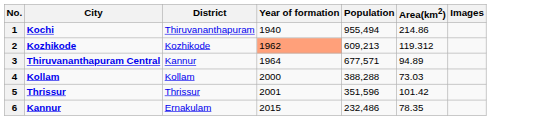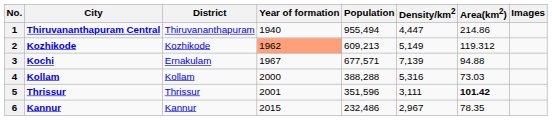+ column: (427, 13)
(40, 30) Kochi -> (93, 30) Thiruvananthapuram Central
(93, 61) Thiruvananthapuram Central -> (40, 61) Kochi
(180, 61) Kannur -> (188, 61) Ernakulam
(270, 61) 1964 -> (270, 61) 1967
(411, 61) 94.89 -> (472, 61) 94.88
(414, 92) normal -> (475, 92) bold
(188, 107) Ernakulam -> (180, 107) Kannur
